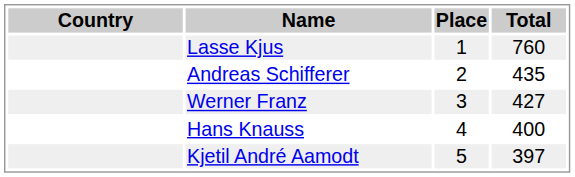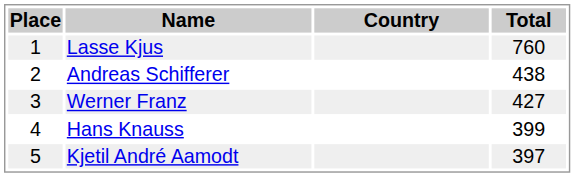columns swapped: (462, 20) <-> (96, 20)
(529, 75) 435 -> (529, 75) 438
(529, 129) 400 -> (529, 129) 399
